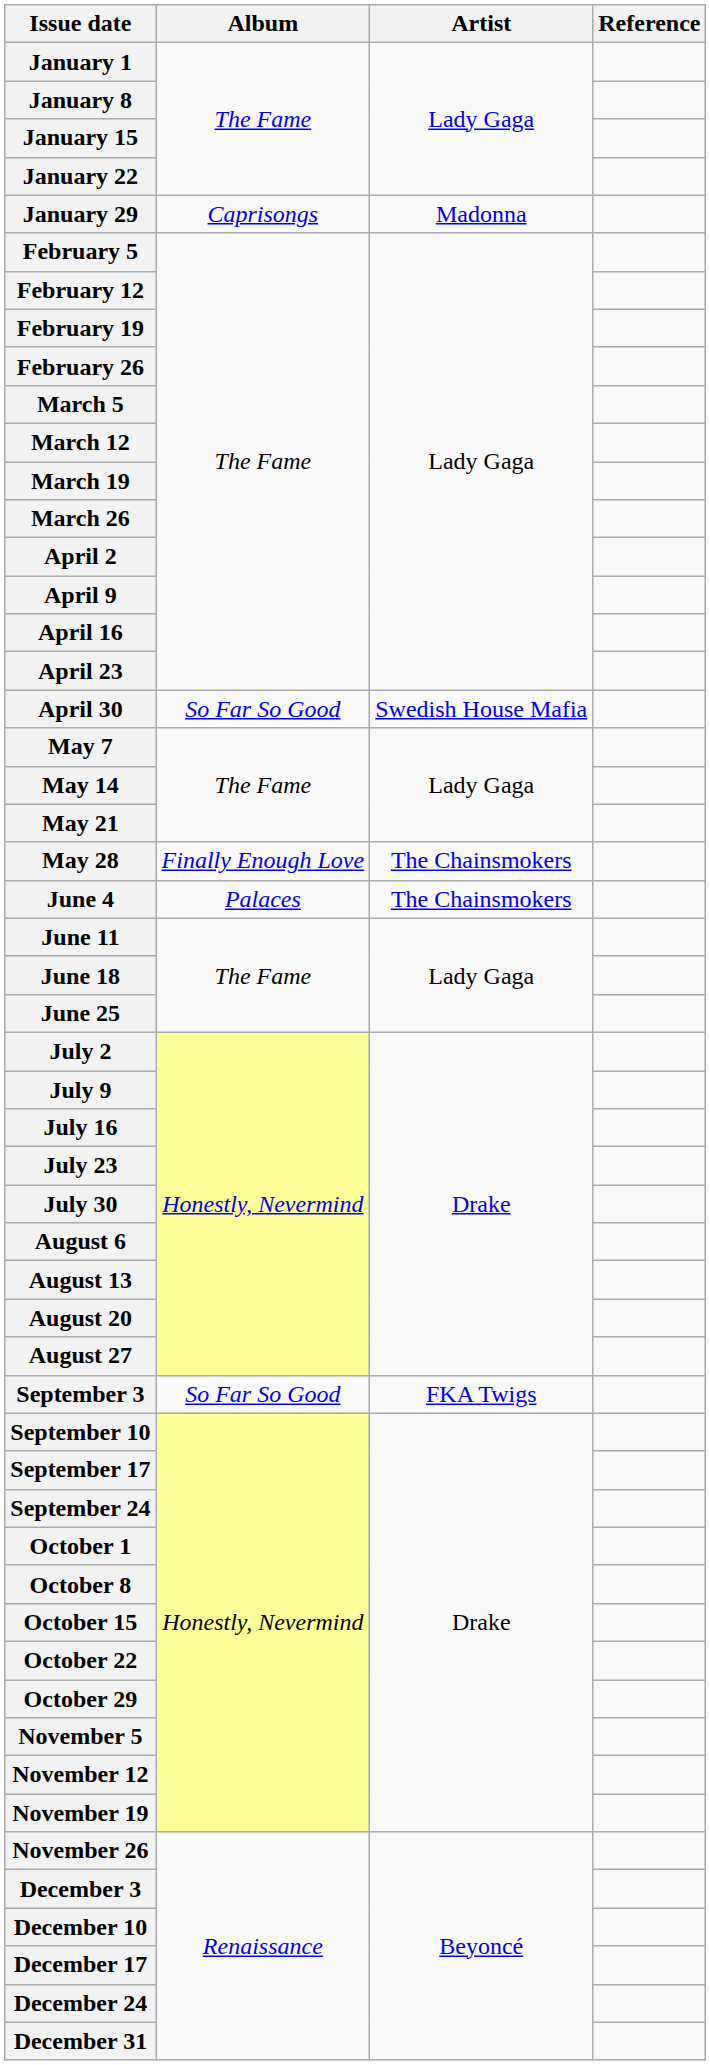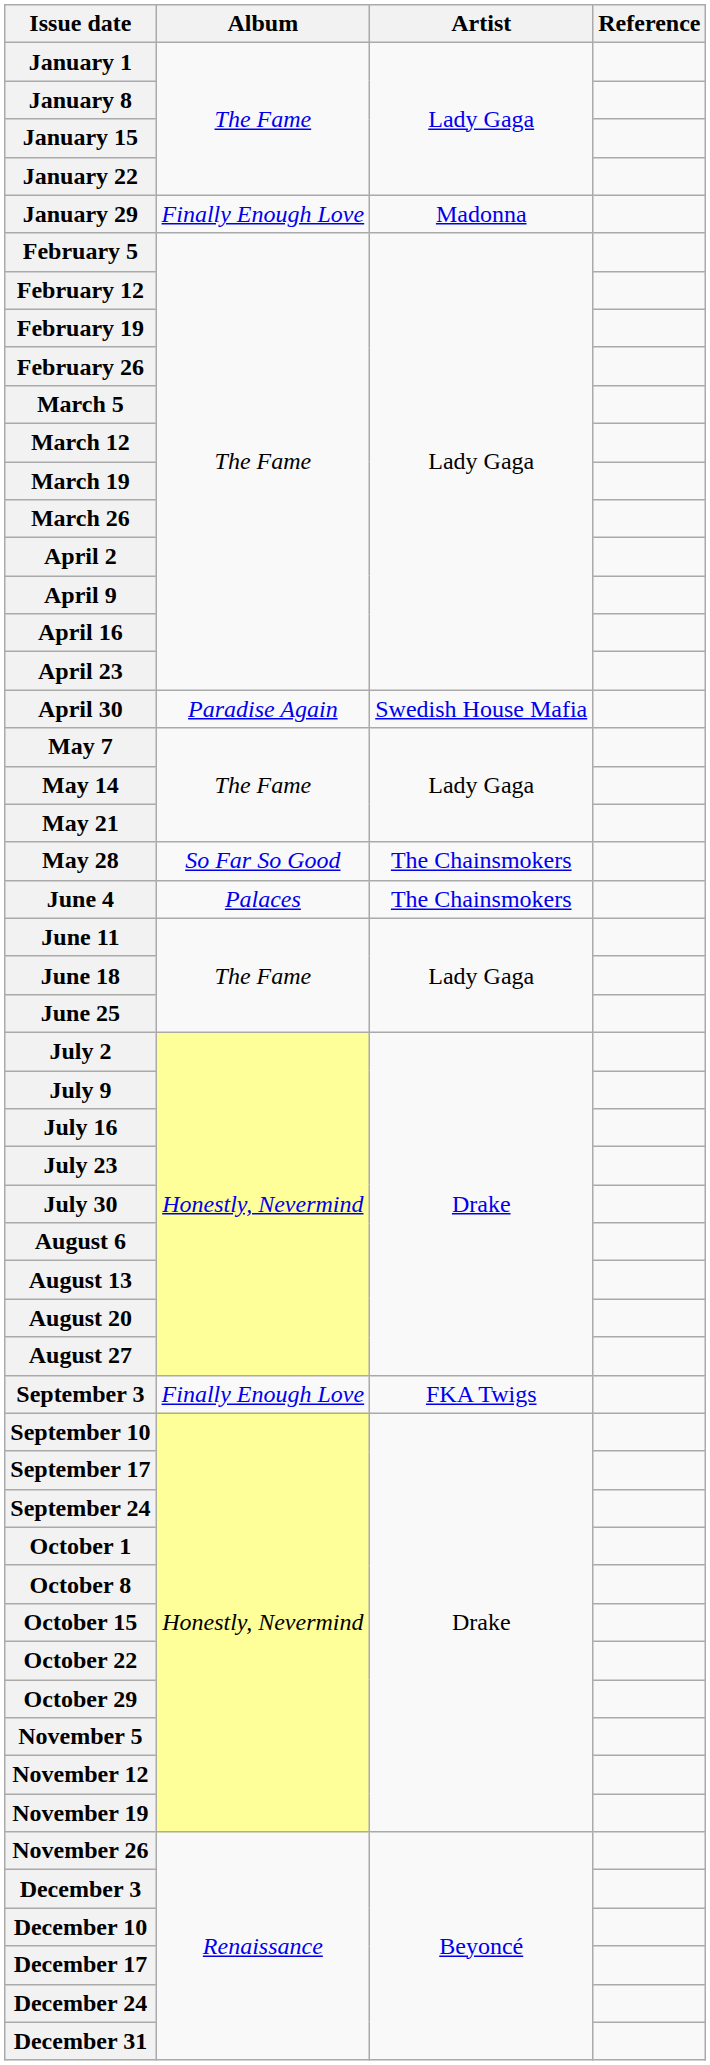(263, 213) Caprisongs -> (263, 213) Finally Enough Love
(263, 708) So Far So Good -> (263, 708) Paradise Again
(263, 860) Finally Enough Love -> (263, 860) So Far So Good
(263, 1393) So Far So Good -> (263, 1393) Finally Enough Love
